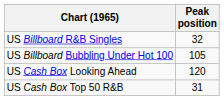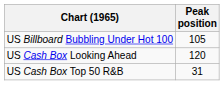- row: (64, 39)
